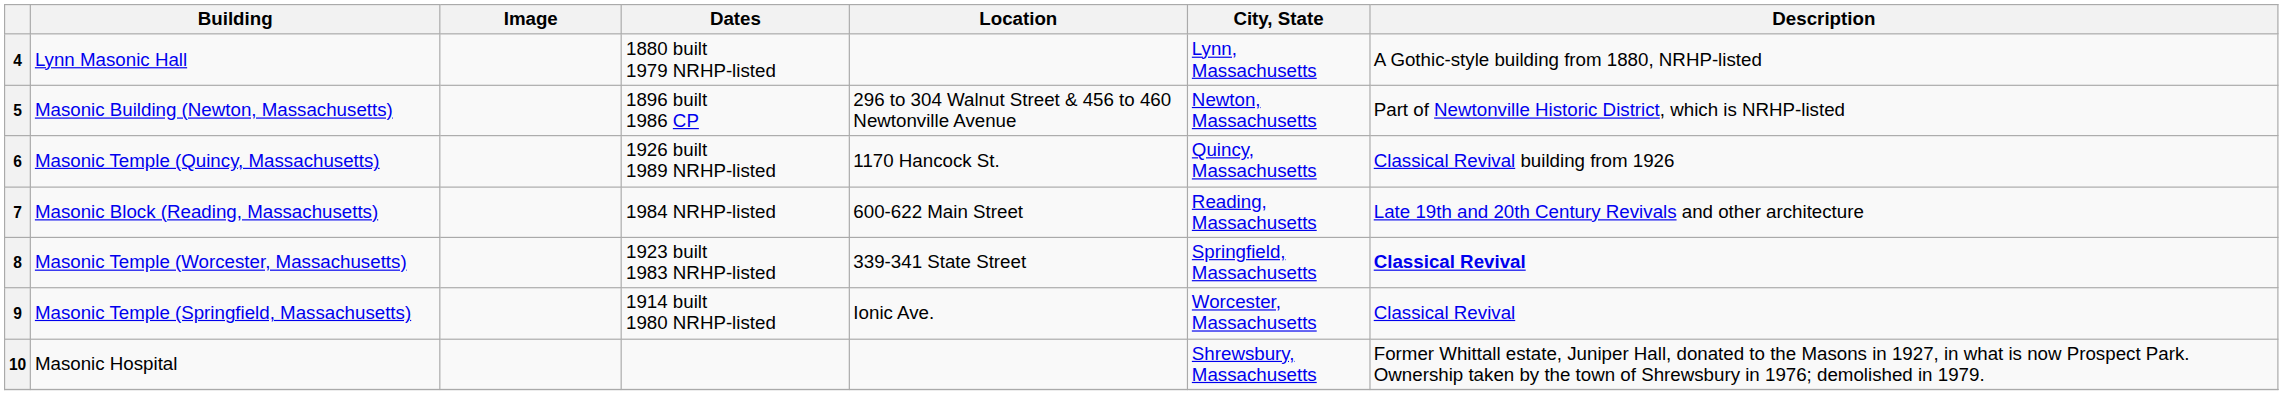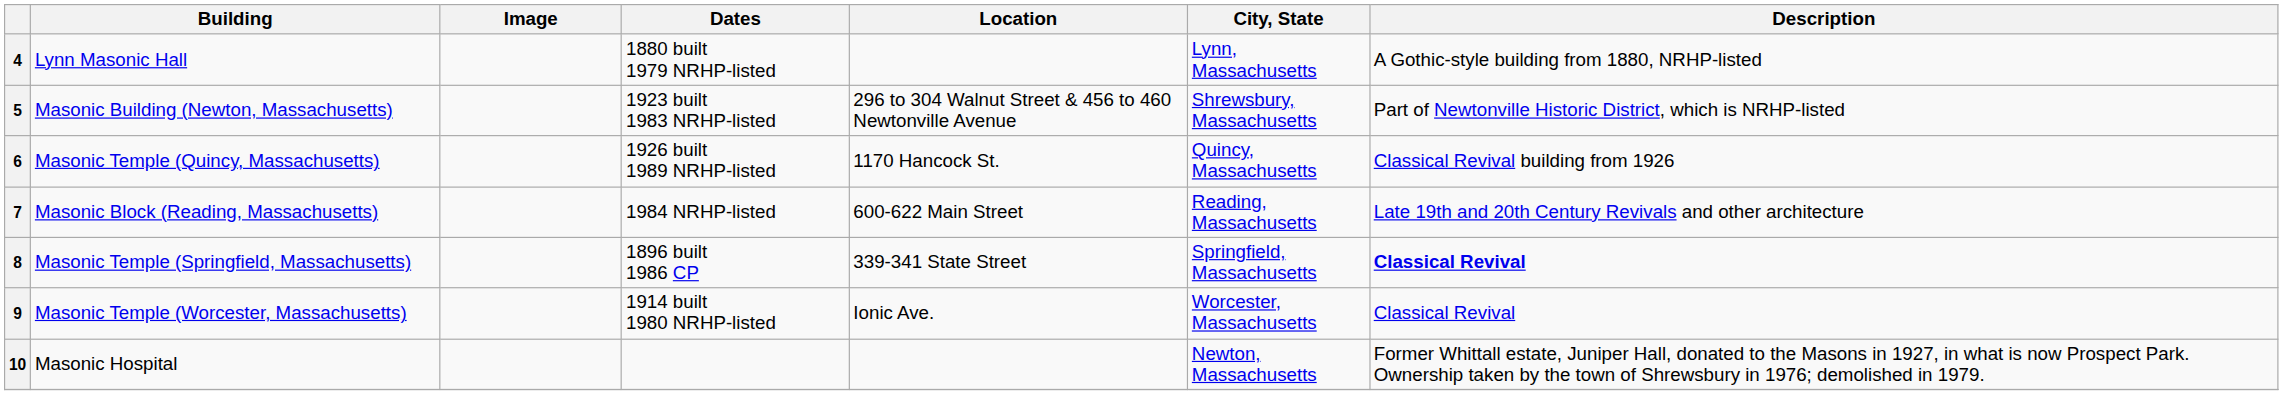(667, 110) 1896 built 1986 CP -> (701, 110) 1923 built 1983 NRHP-listed
(1254, 110) Newton, Massachusetts -> (1254, 110) Shrewsbury, Massachusetts
(221, 262) Masonic Temple (Worcester, Massachusetts) -> (223, 262) Masonic Temple (Springfield, Massachusetts)
(701, 262) 1923 built 1983 NRHP-listed -> (667, 262) 1896 built 1986 CP
(223, 313) Masonic Temple (Springfield, Massachusetts) -> (221, 313) Masonic Temple (Worcester, Massachusetts)
(1254, 364) Shrewsbury, Massachusetts -> (1254, 364) Newton, Massachusetts
